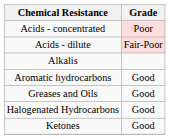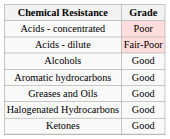+ row: (63, 61)
- row: (63, 61)
